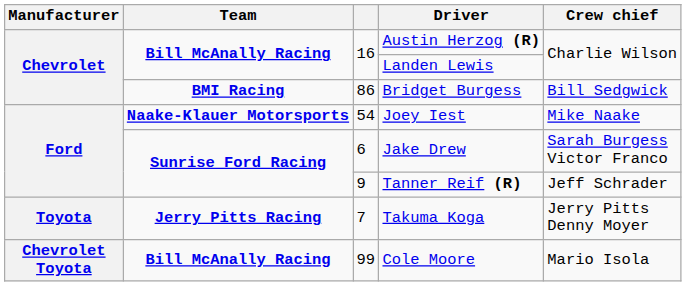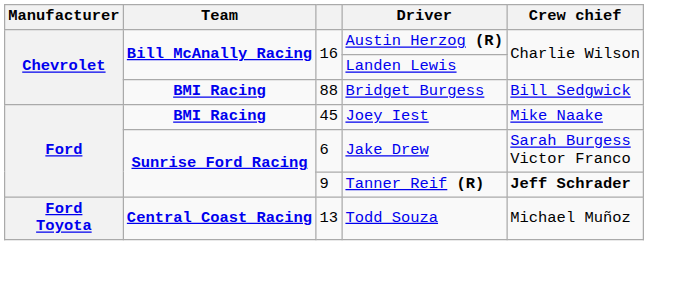(366, 92) 86 -> (329, 92) 88
(238, 117) Naake-Klauer Motorsports -> (219, 117) BMI Racing
(366, 117) 54 -> (329, 117) 45
(608, 184) normal -> (571, 184) bold
- row: (433, 218)
- row: (429, 261)
+ row: (392, 218)
